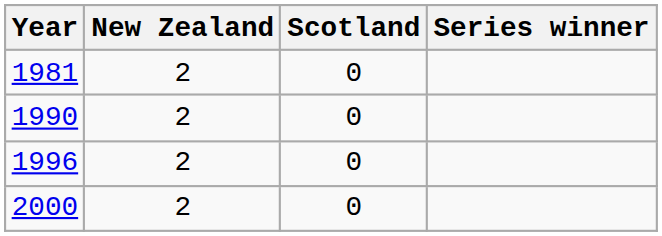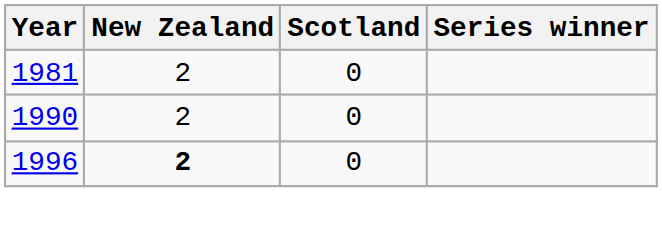(183, 163) normal -> (183, 163) bold
- row: (45, 208)
